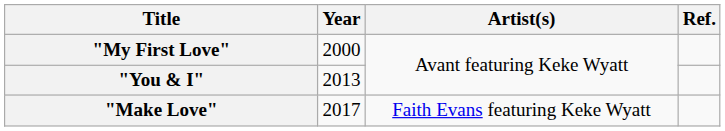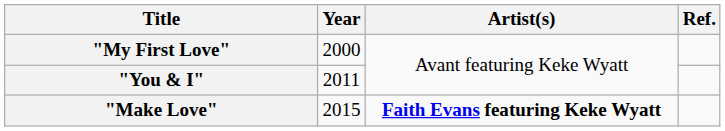(341, 79) 2013 -> (341, 79) 2011
(341, 110) 2017 -> (341, 110) 2015
(522, 110) normal -> (522, 110) bold
